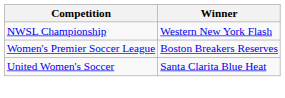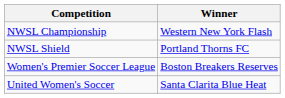+ row: (38, 48)
